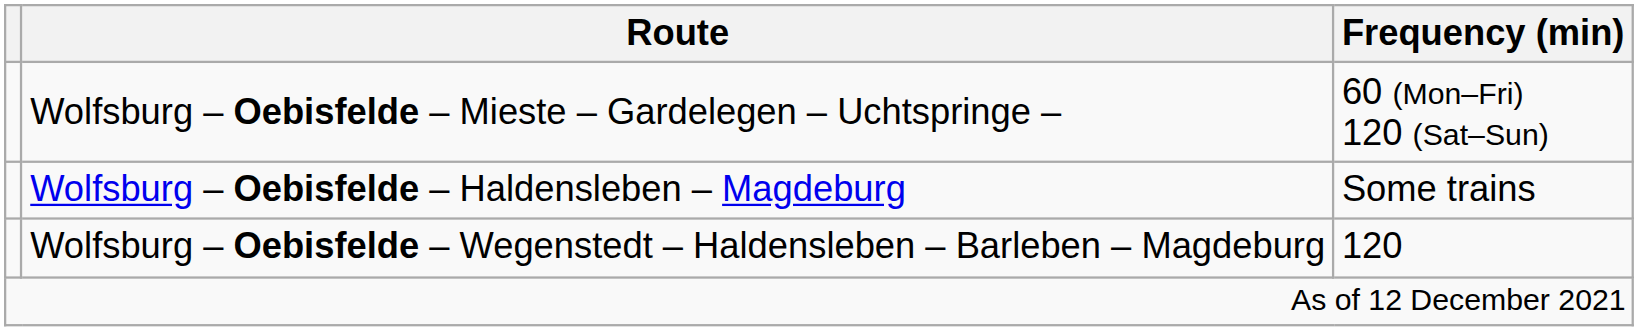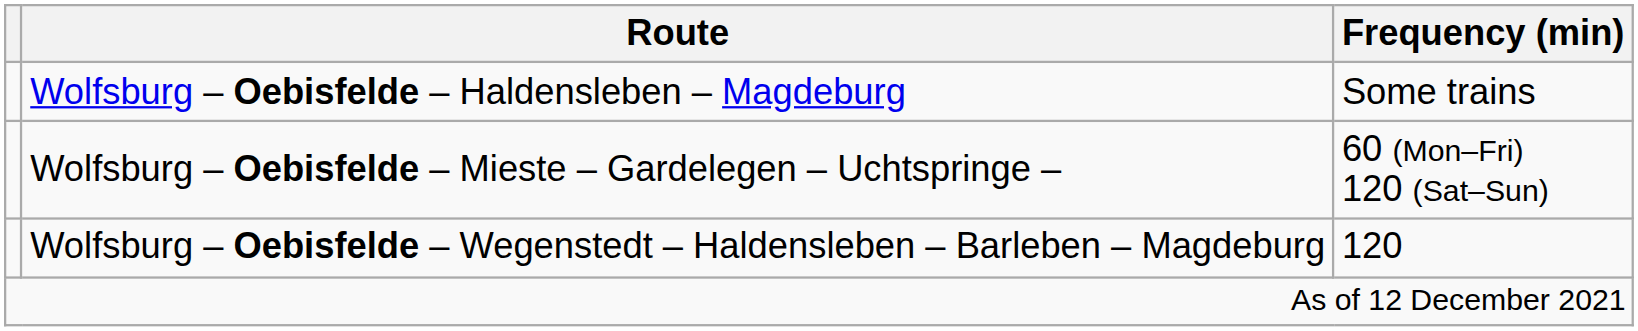rows swapped: (468, 189) <-> (546, 111)
